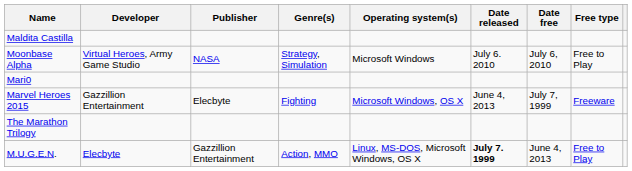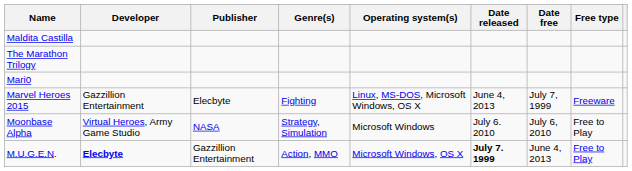rows swapped: (37, 127) <-> (30, 59)
(408, 100) Microsoft Windows, OS X -> (409, 100) Linux, MS-DOS, Microsoft Windows, OS X
(102, 153) normal -> (103, 153) bold
(409, 153) Linux, MS-DOS, Microsoft Windows, OS X -> (408, 153) Microsoft Windows, OS X
